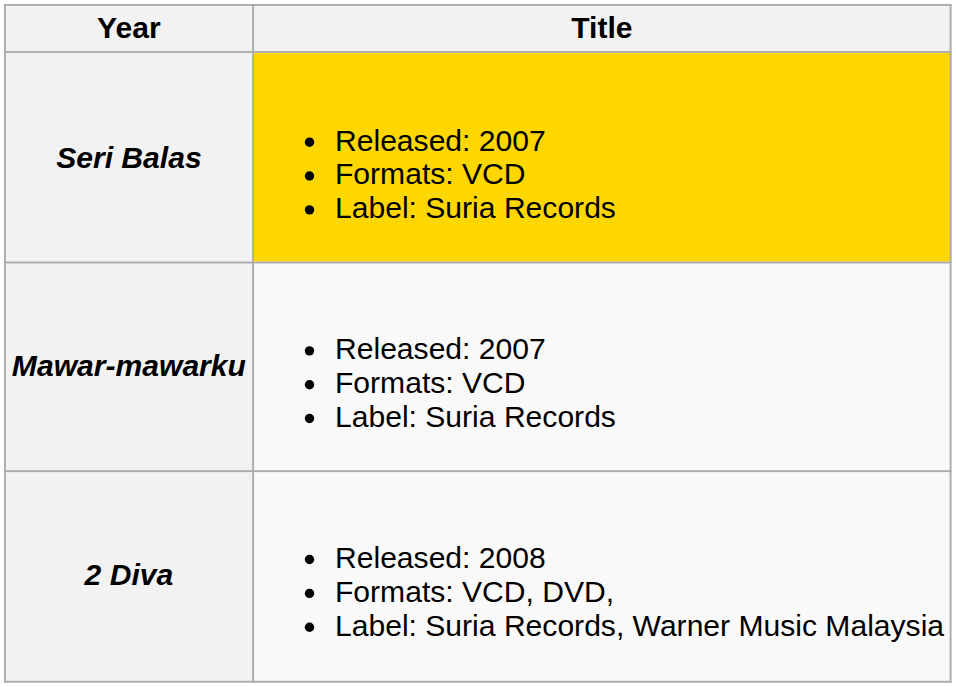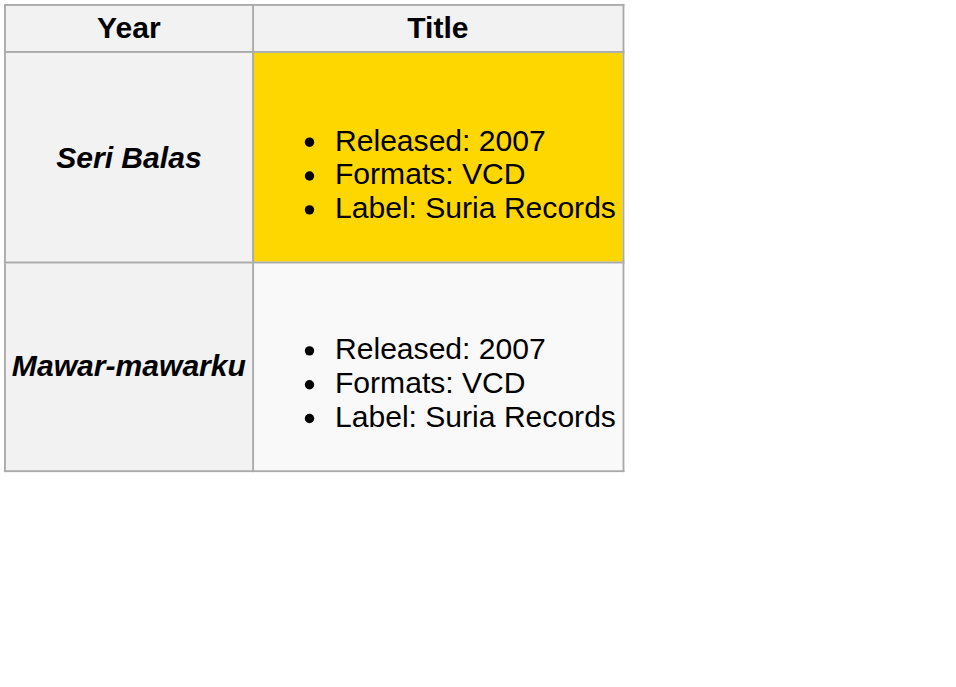- row: (129, 575)
